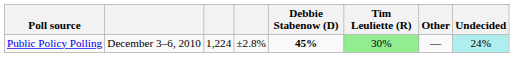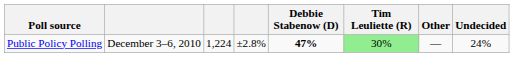(306, 43) 45% -> (306, 43) 47%
(481, 43) paleturquoise background -> (481, 43) no background
